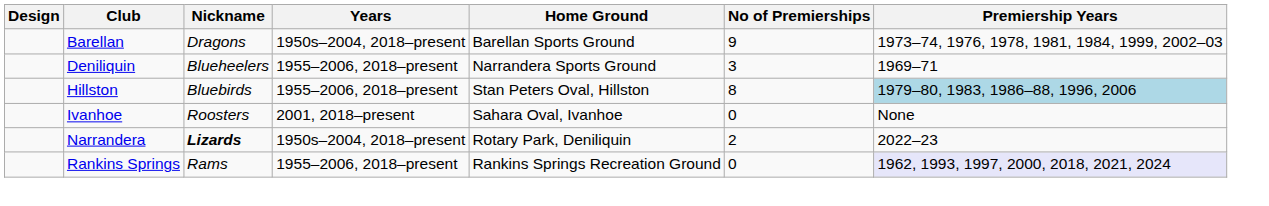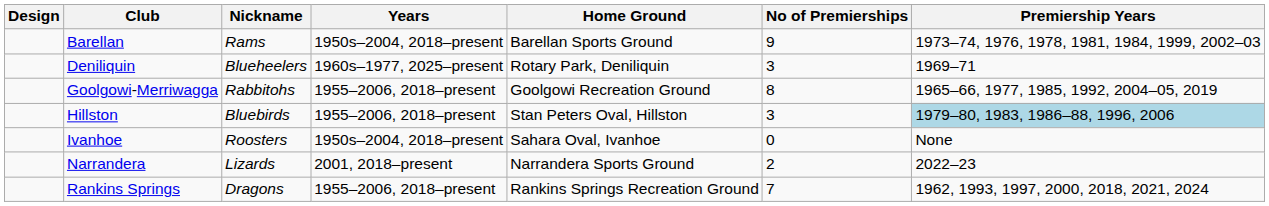(216, 41) Dragons -> (245, 41) Rams
(367, 66) 1955–2006, 2018–present -> (409, 66) 1960s–1977, 2025–present
(564, 66) Narrandera Sports Ground -> (590, 66) Rotary Park, Deniliquin
+ row: (142, 90)
(732, 90) 8 -> (770, 115) 3
(345, 115) 2001, 2018–present -> (409, 139) 1950s–2004, 2018–present
(214, 139) bold -> (250, 164) normal
(371, 139) 1950s–2004, 2018–present -> (383, 164) 2001, 2018–present
(552, 139) Rotary Park, Deniliquin -> (602, 164) Narrandera Sports Ground
(207, 164) Rams -> (254, 189) Dragons
(732, 164) 0 -> (770, 189) 7
(1024, 164) lavender background -> (1062, 189) no background
